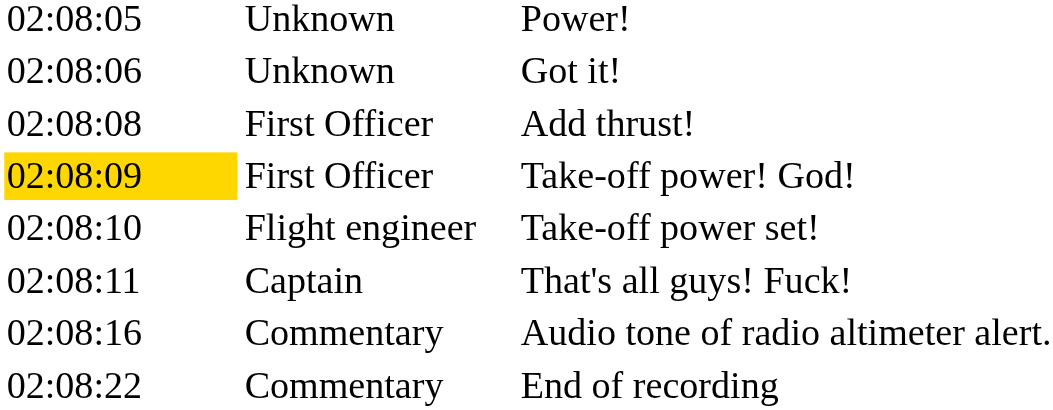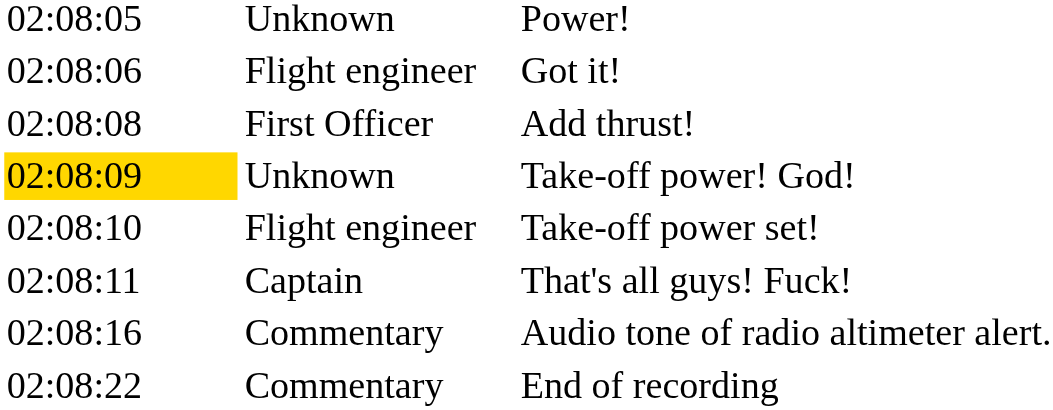(320, 70) Unknown -> (360, 70) Flight engineer
(339, 175) First Officer -> (320, 175) Unknown
